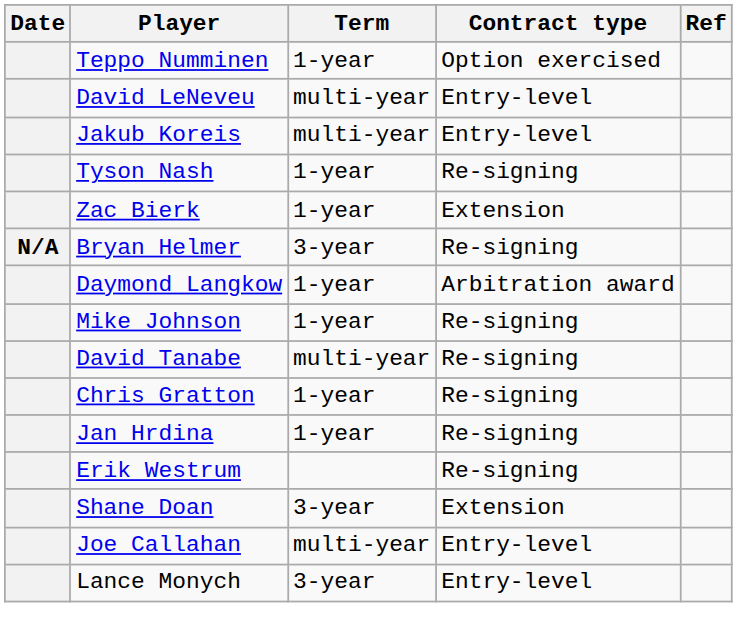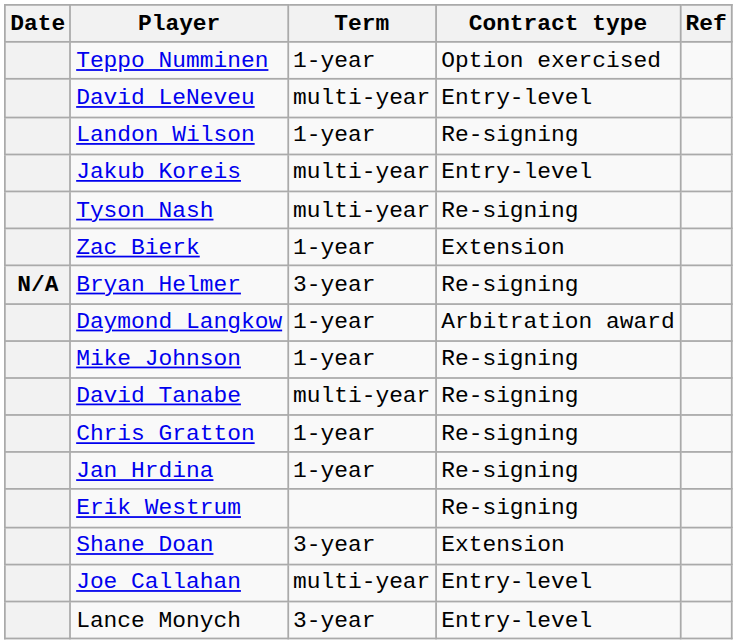+ row: (165, 135)
(334, 173) 1-year -> (362, 210) multi-year
